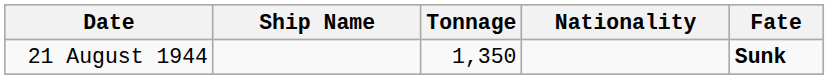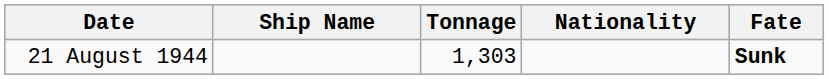(484, 57) 1,350 -> (484, 57) 1,303
